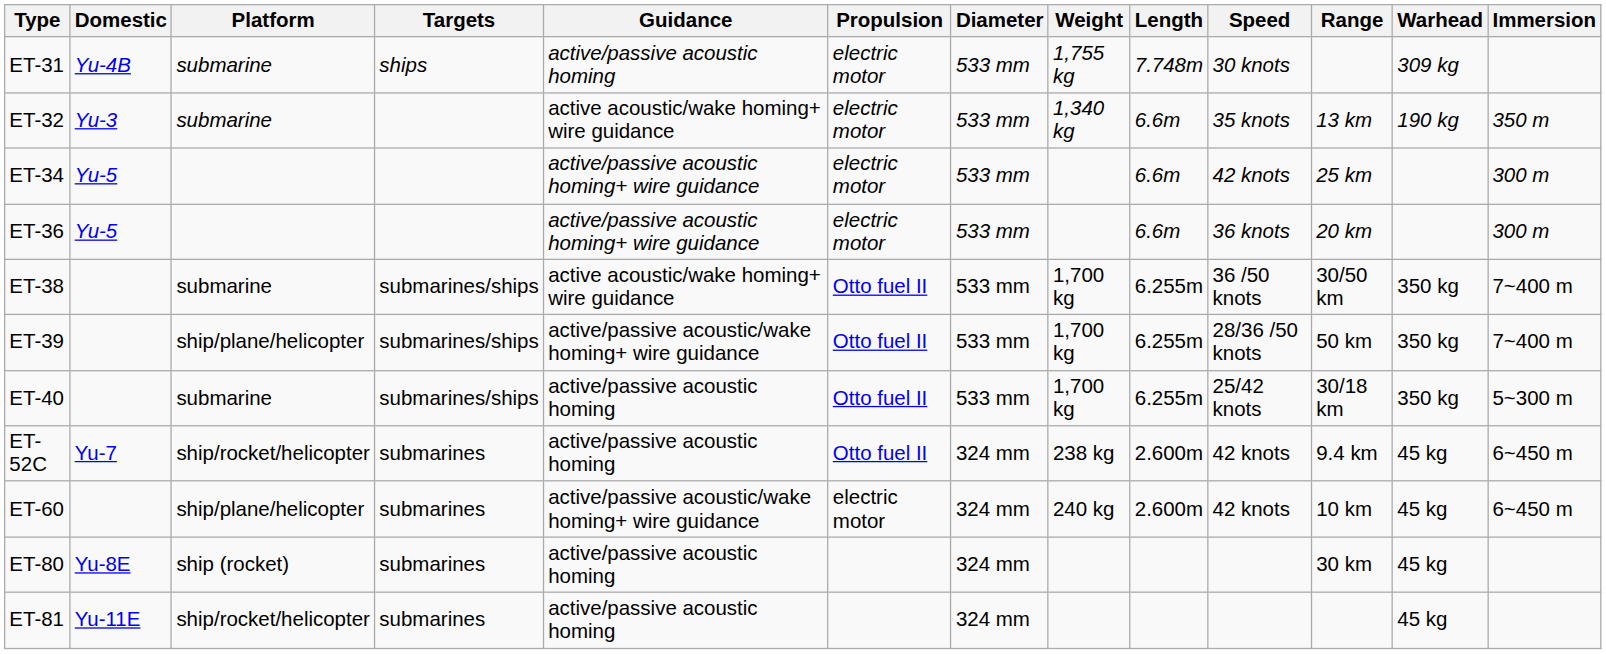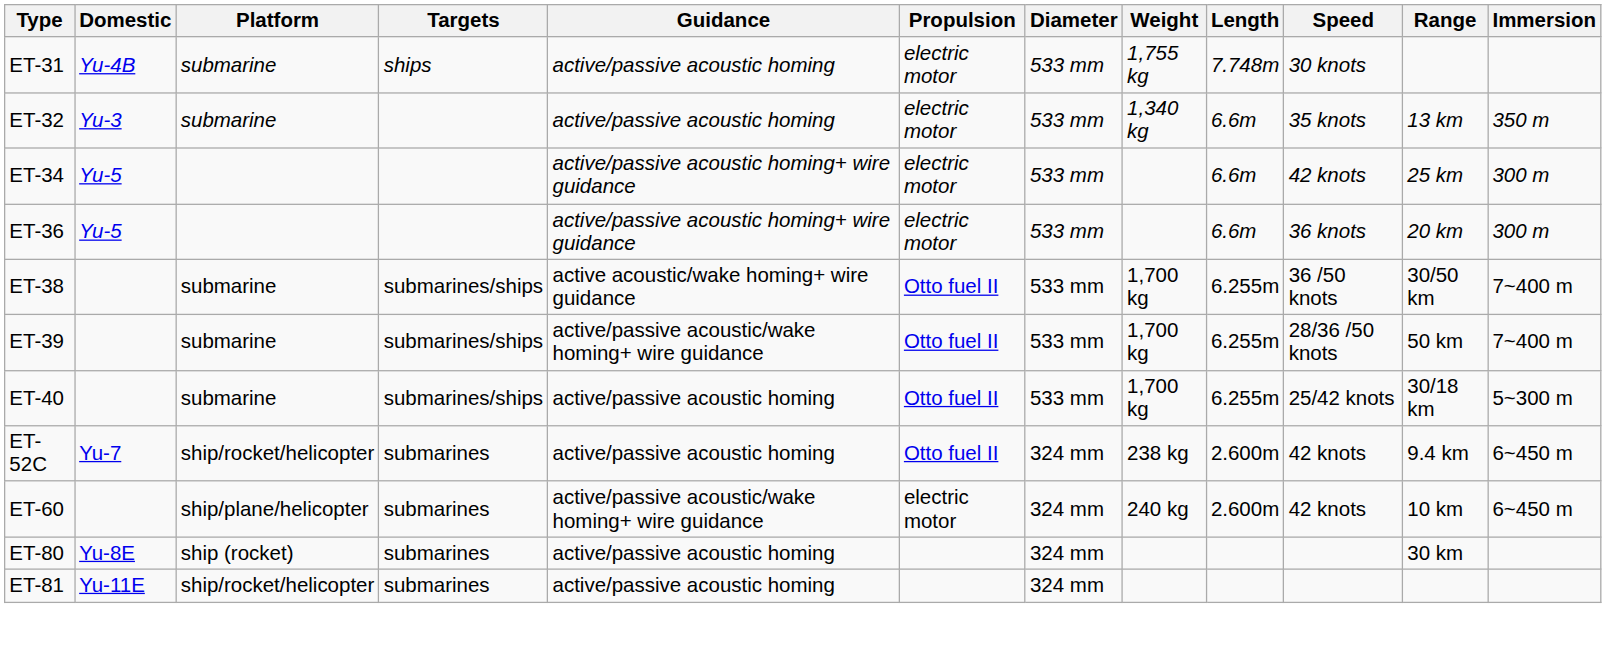- column: (1440, 20)
(684, 120) active acoustic/wake homing+ wire guidance -> (694, 120) active/passive acoustic homing
(270, 342) ship/plane/helicopter -> (229, 342) submarine
